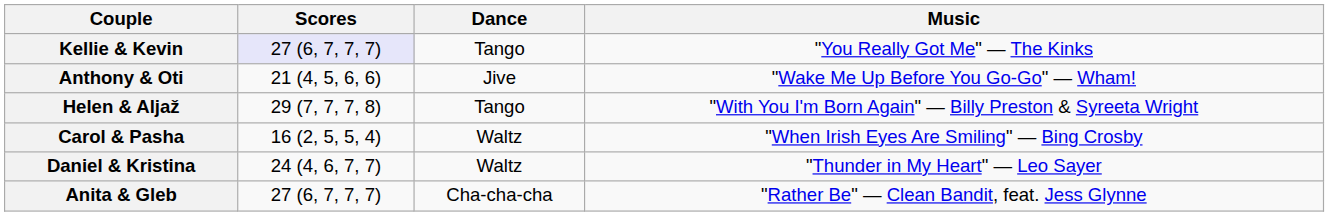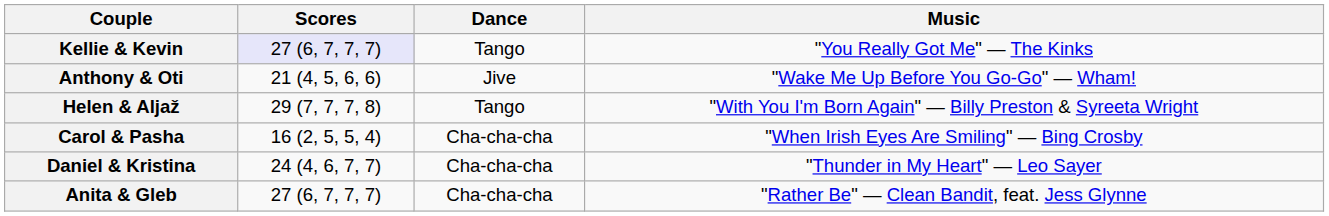(499, 136) Waltz -> (499, 136) Cha-cha-cha
(499, 166) Waltz -> (499, 166) Cha-cha-cha
